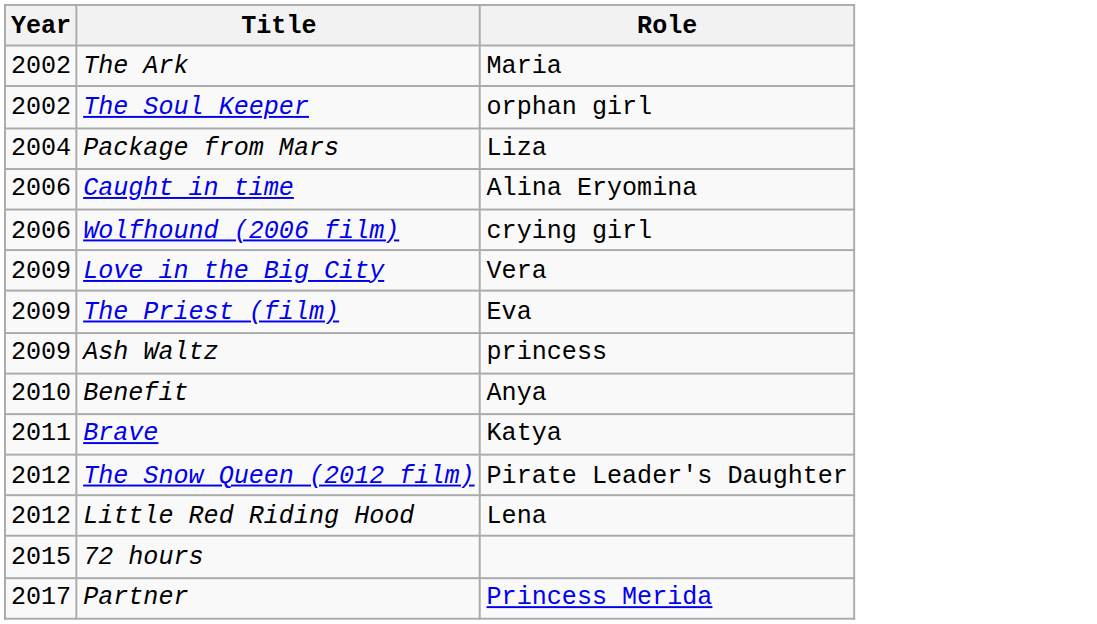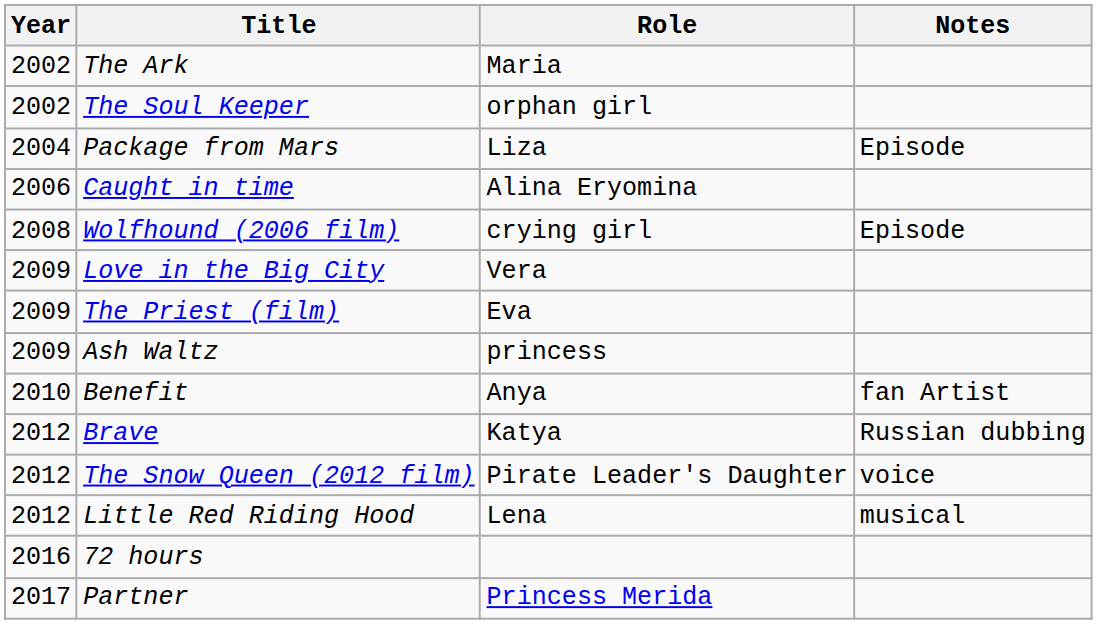+ column: (973, 25)
(41, 230) 2006 -> (41, 230) 2008
(41, 434) 2011 -> (41, 434) 2012
(41, 557) 2015 -> (41, 557) 2016
